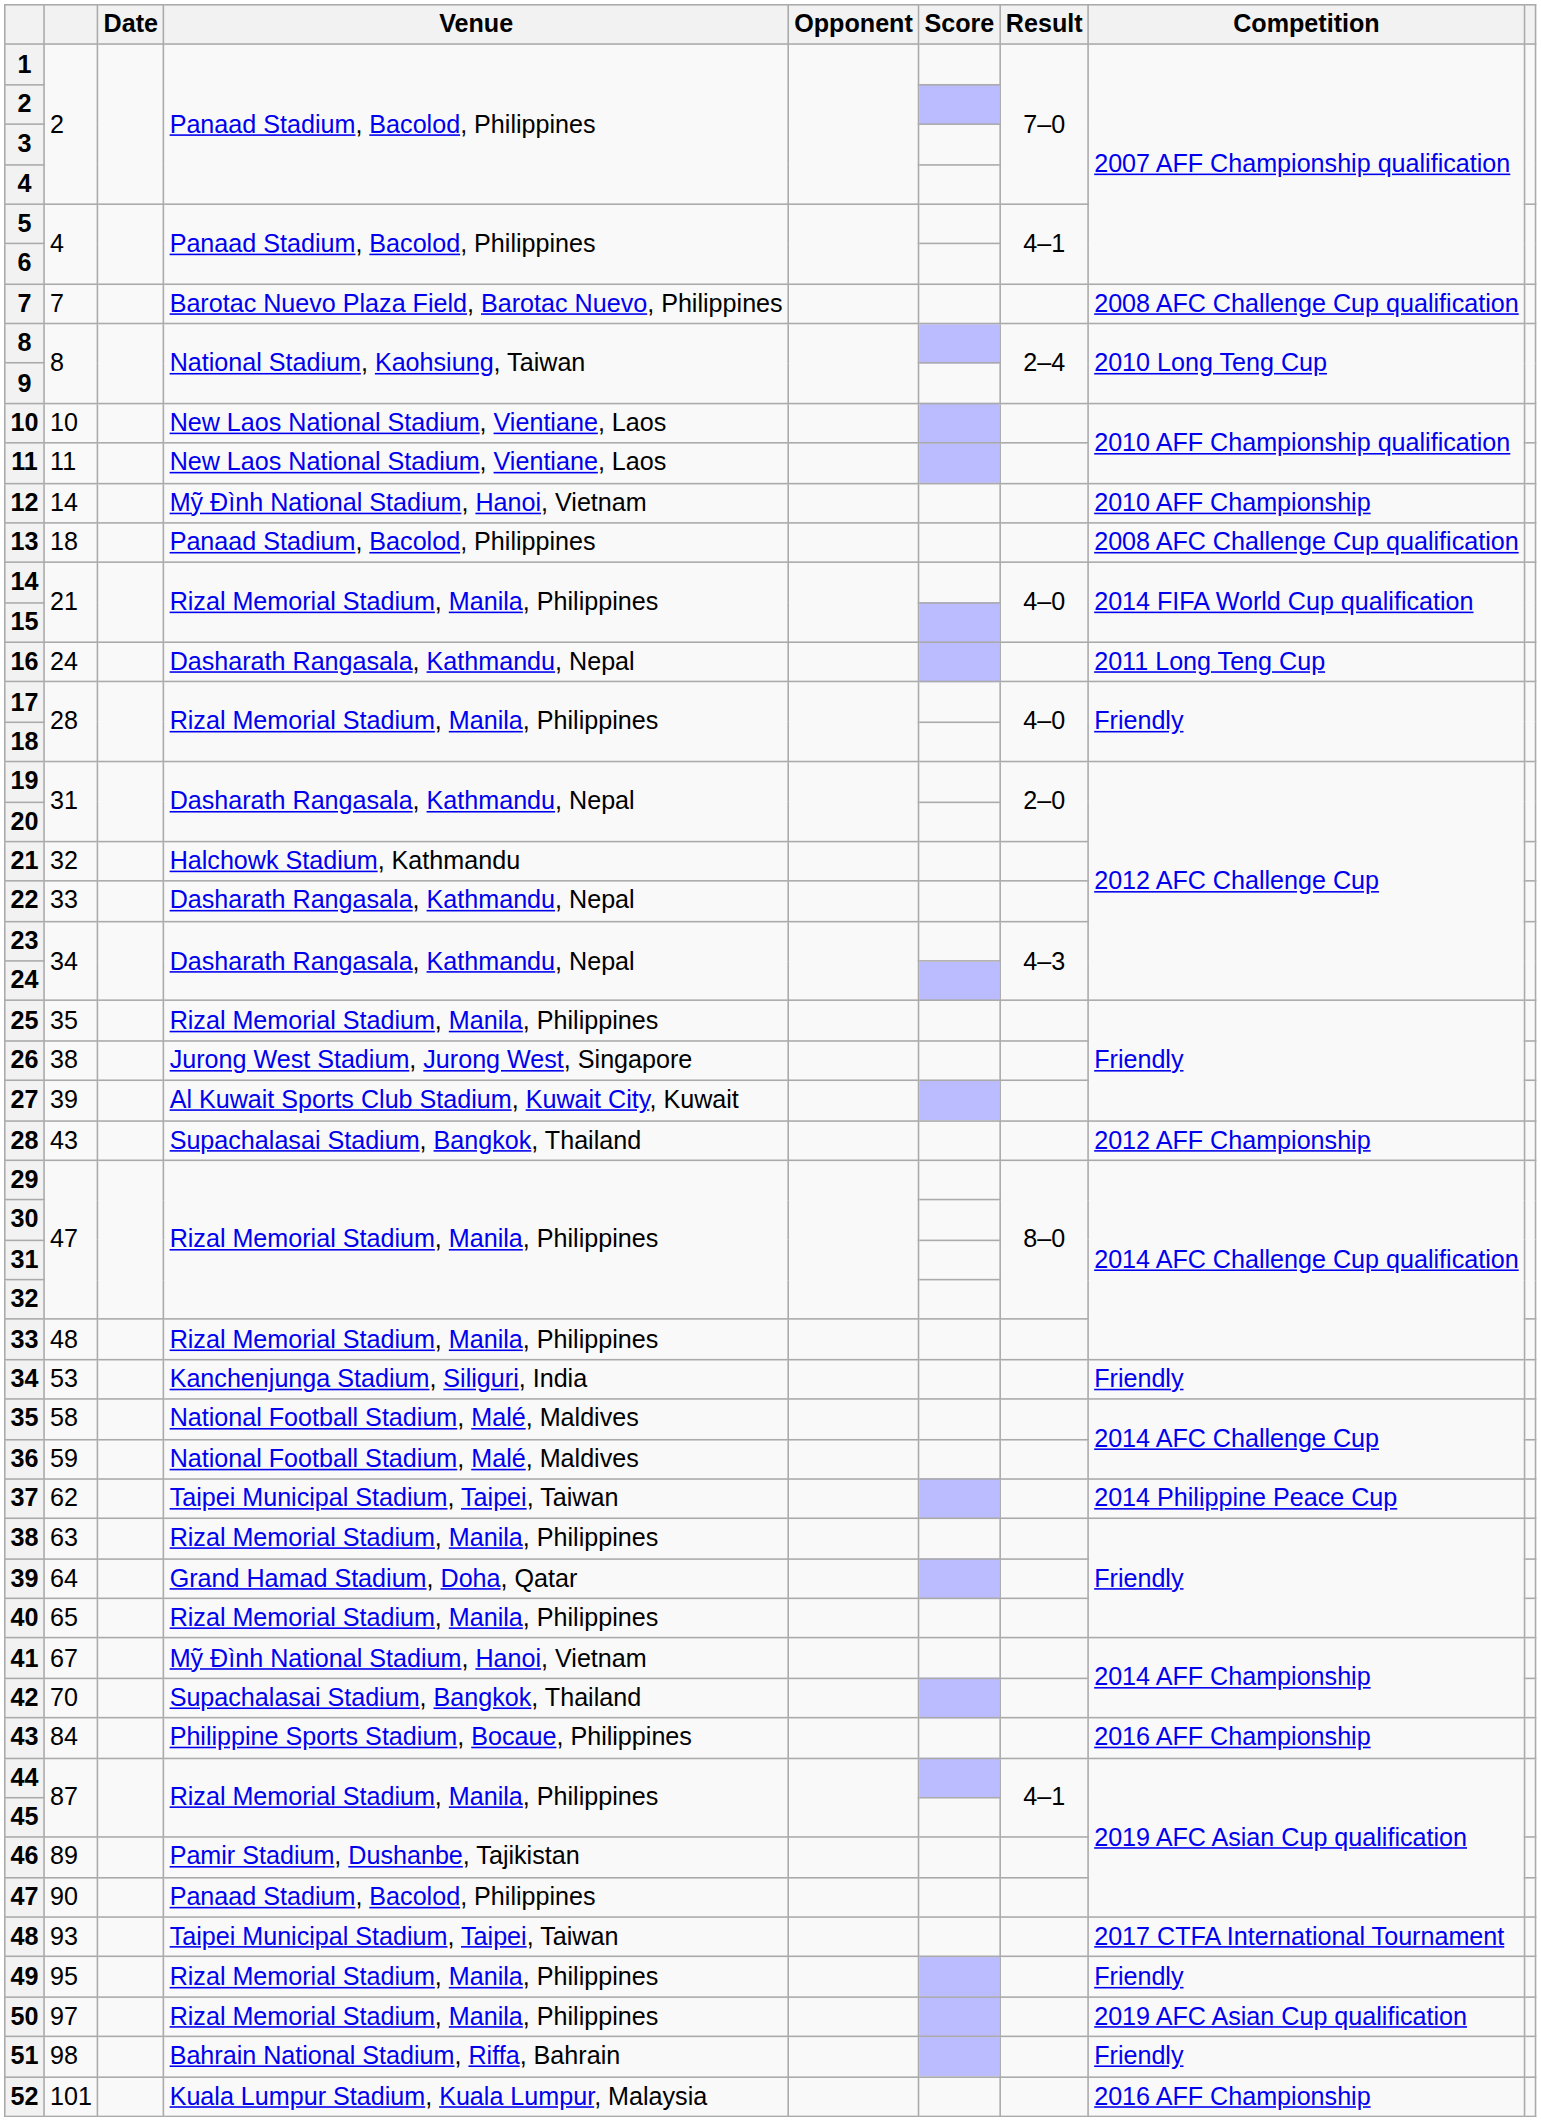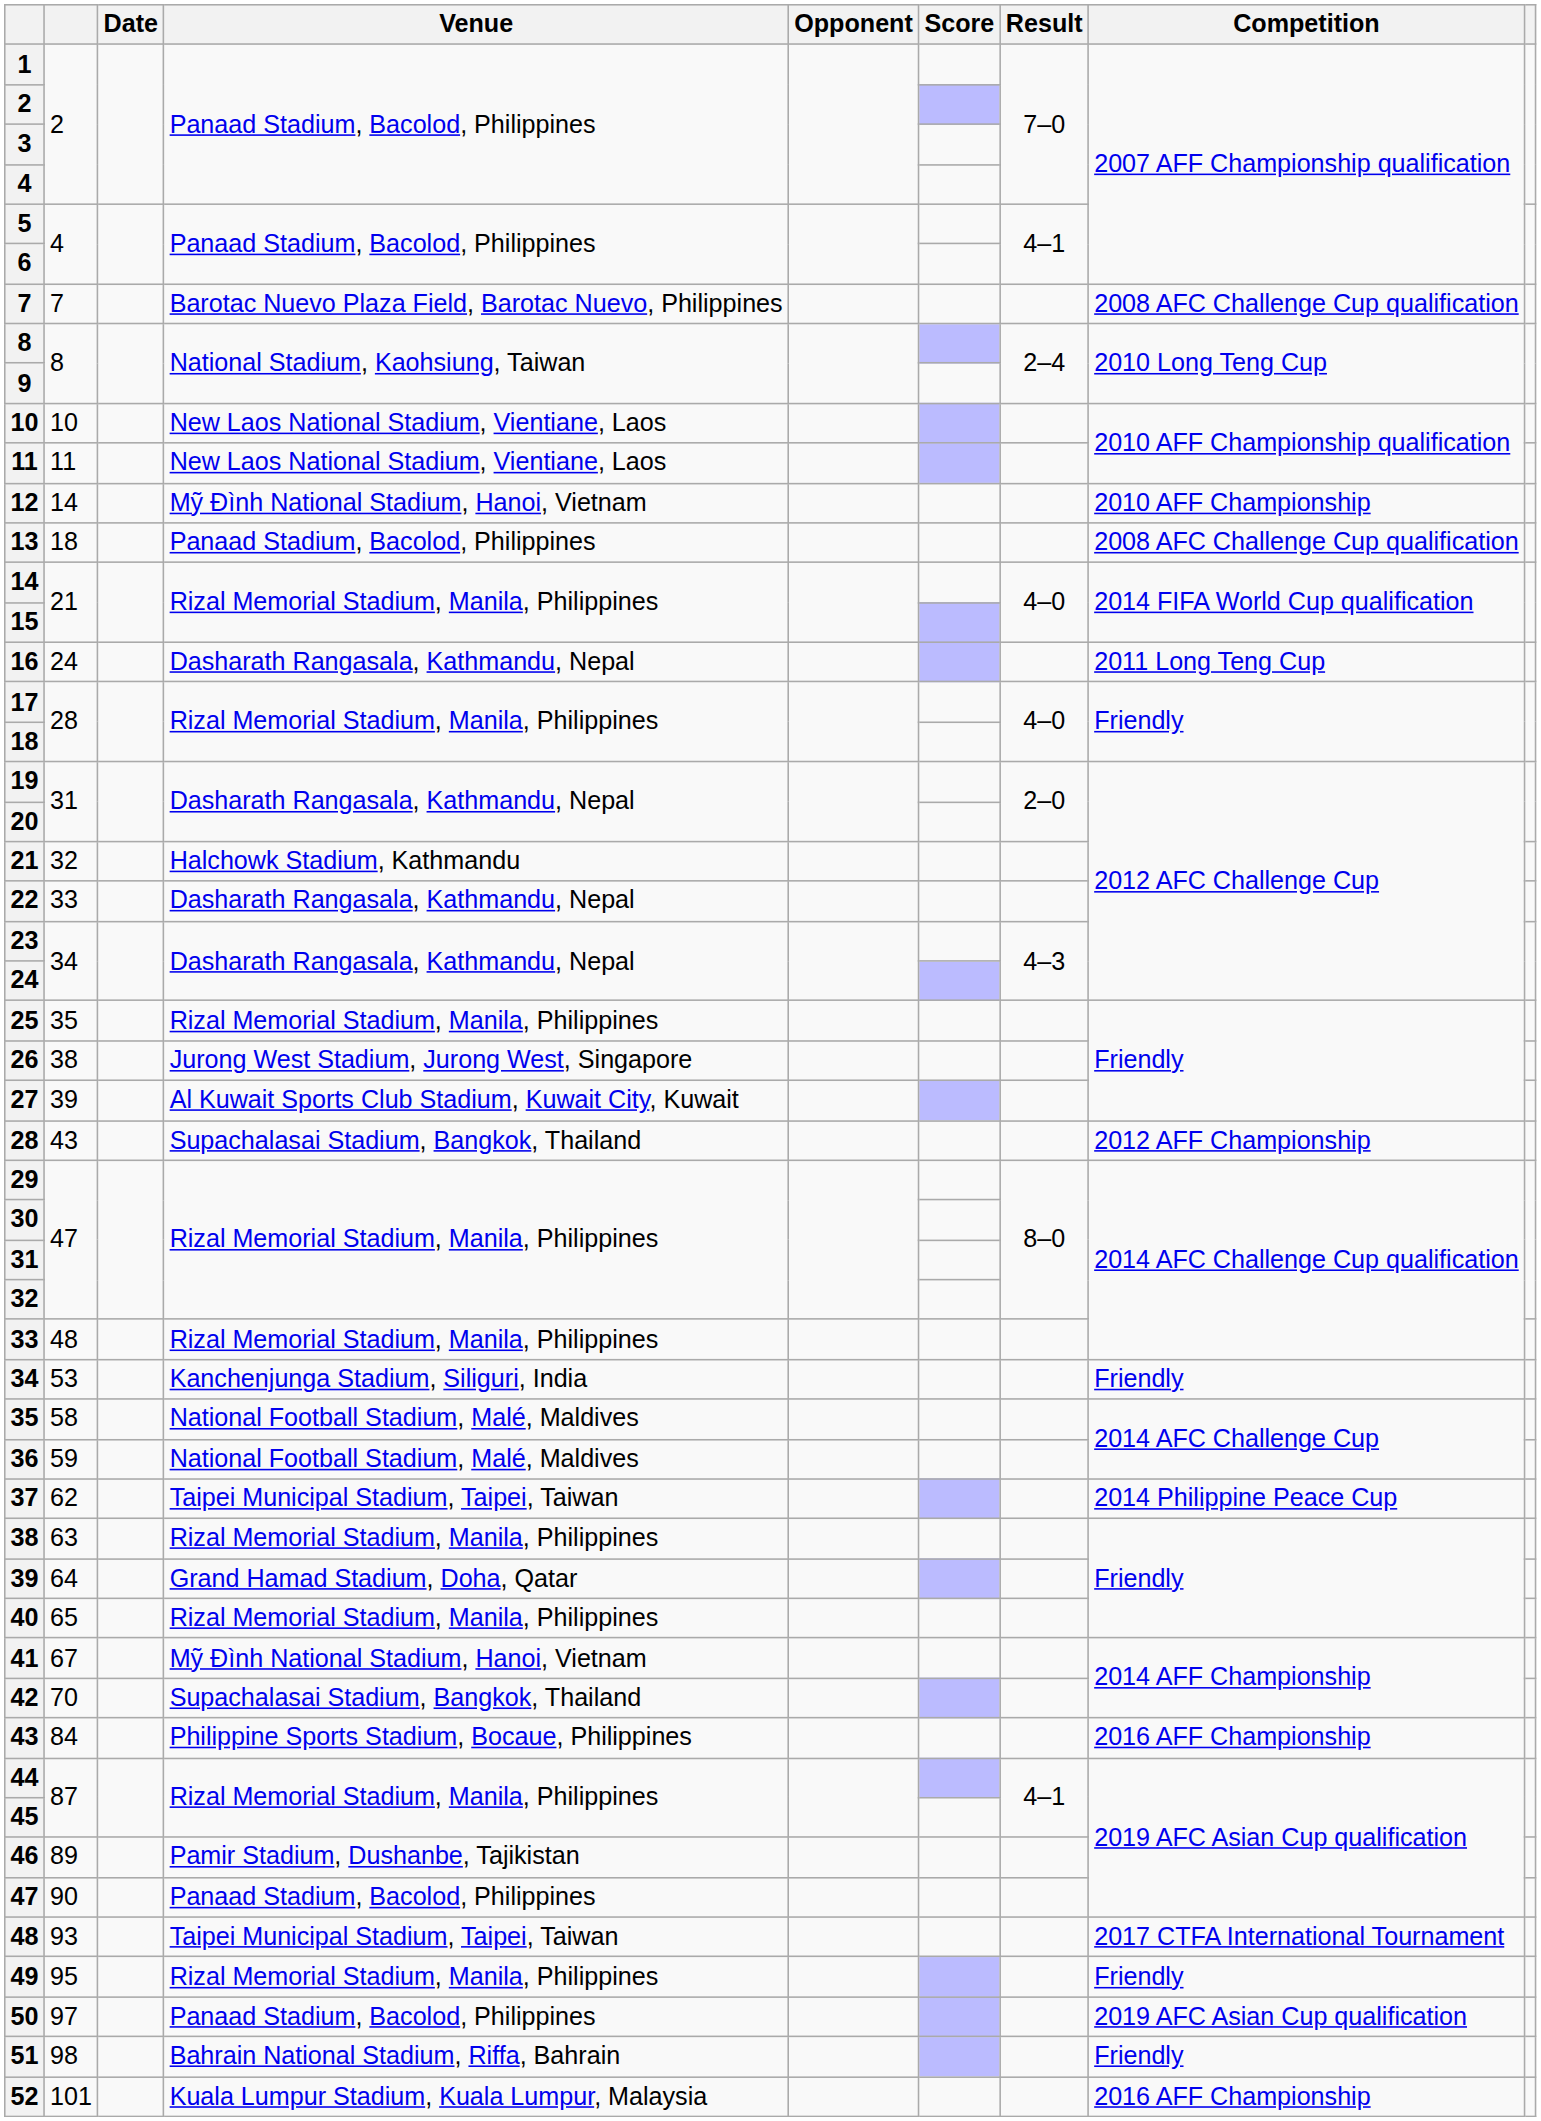(414, 2016) Rizal Memorial Stadium, Manila, Philippines -> (383, 2016) Panaad Stadium, Bacolod, Philippines
